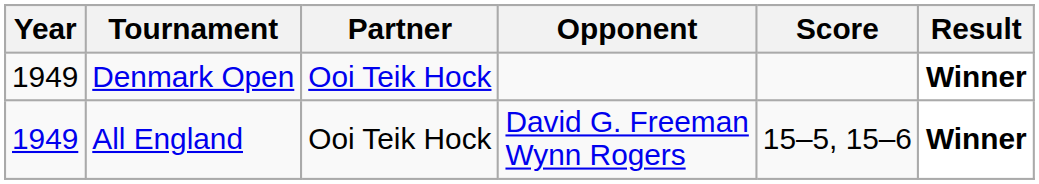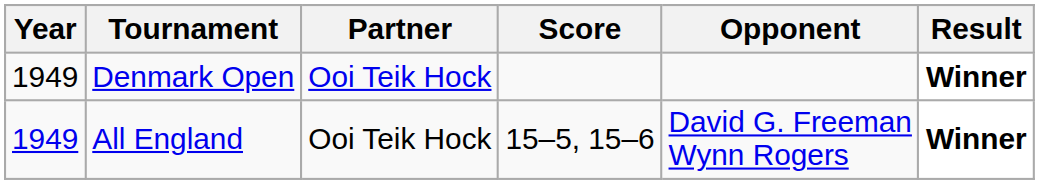columns swapped: (627, 29) <-> (837, 29)
